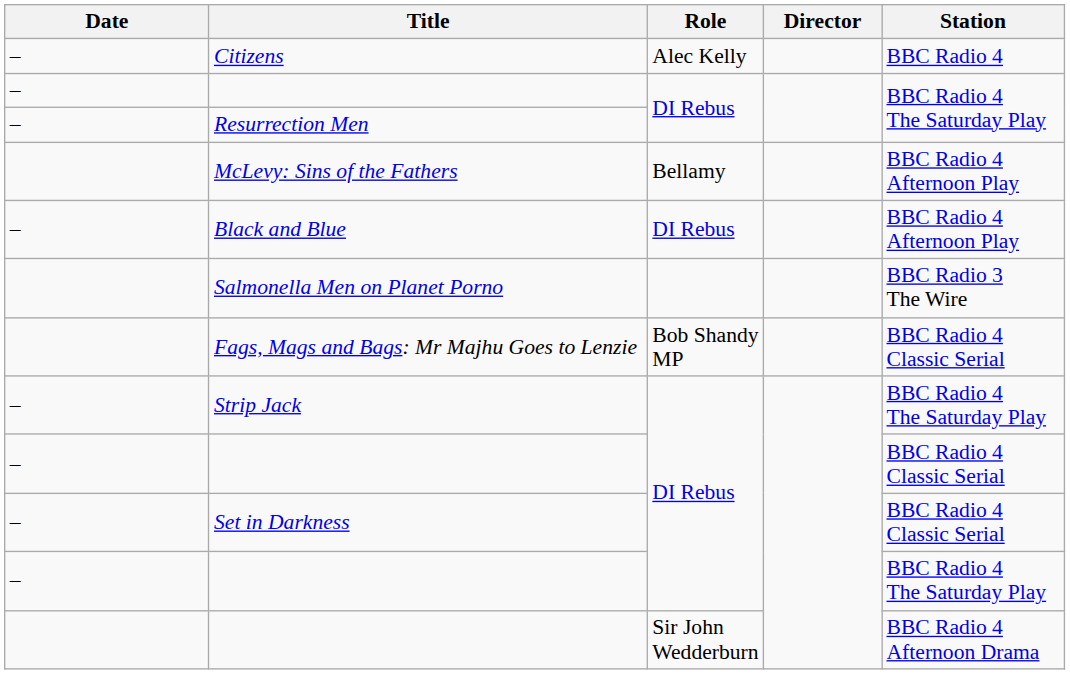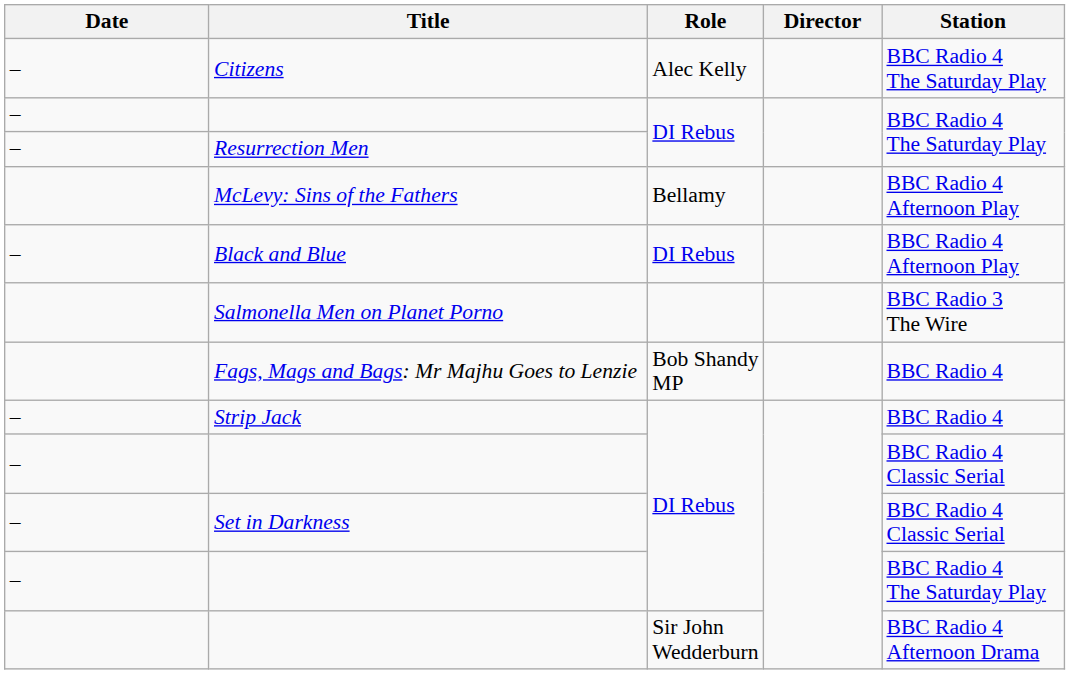(945, 55) BBC Radio 4 -> (966, 68) BBC Radio 4 The Saturday Play
(946, 346) BBC Radio 4 Classic Serial -> (945, 370) BBC Radio 4
(966, 405) BBC Radio 4 The Saturday Play -> (945, 417) BBC Radio 4
